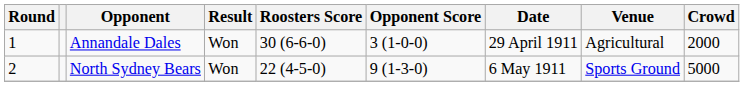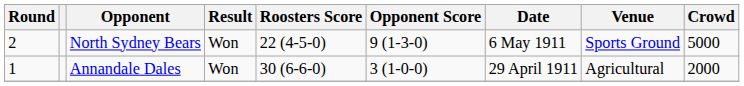rows swapped: (125, 42) <-> (135, 68)
